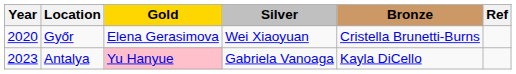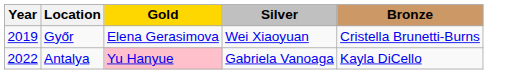- column: (497, 15)
(23, 36) 2020 -> (23, 36) 2019
(23, 58) 2023 -> (23, 58) 2022
